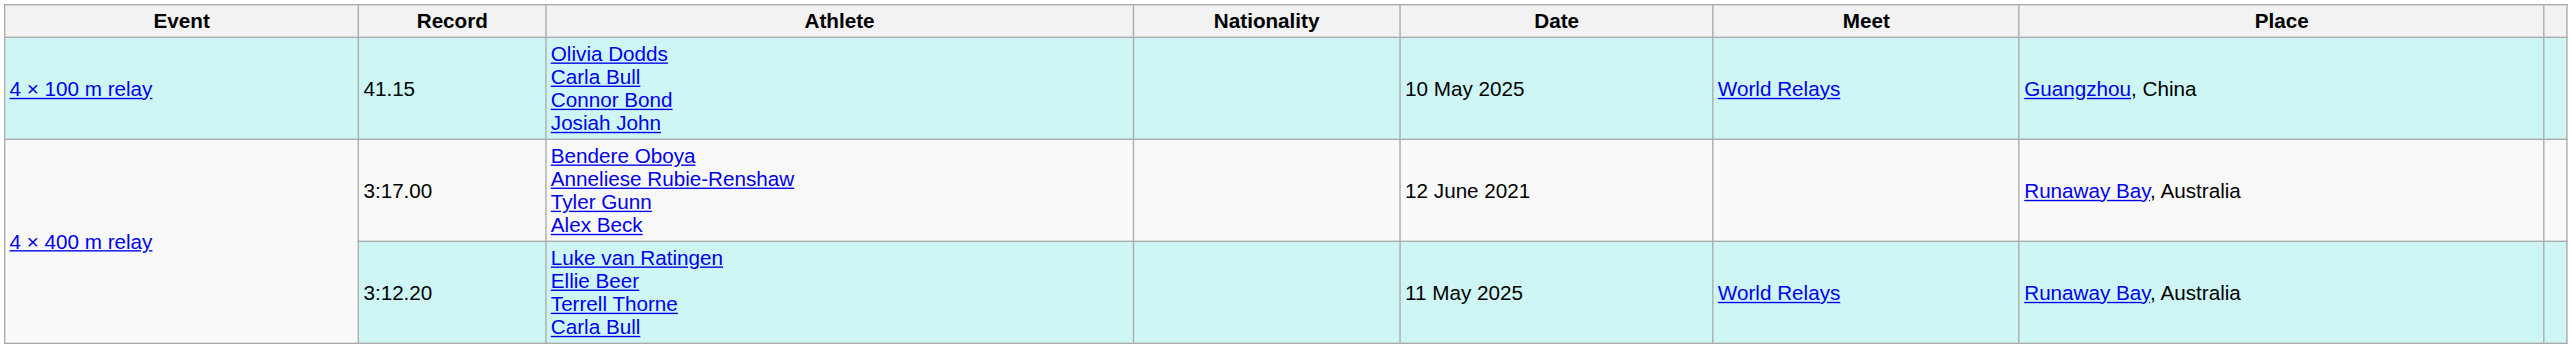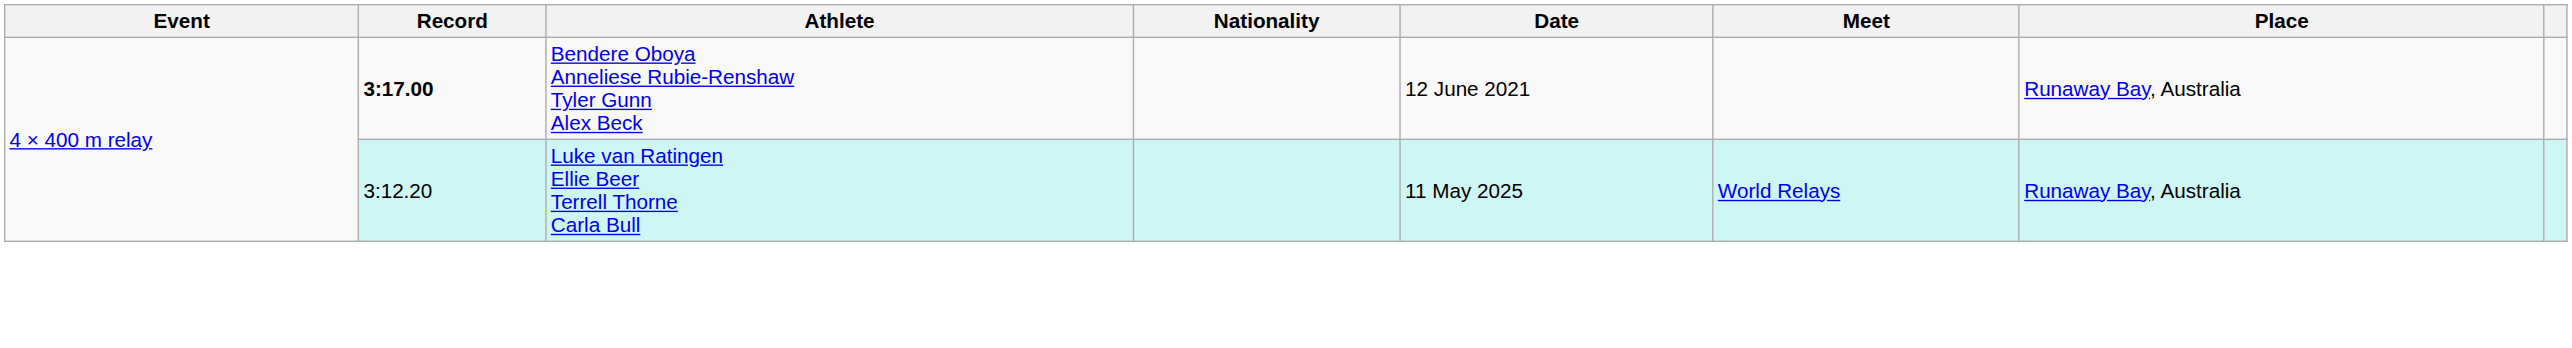- row: (612, 89)
(398, 191) normal -> (398, 89) bold
